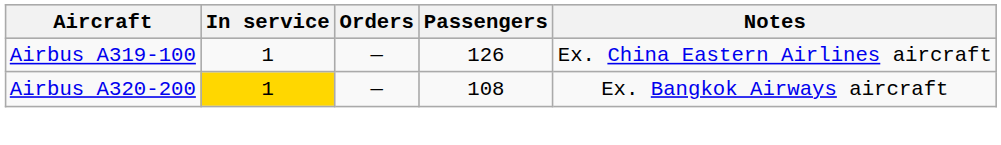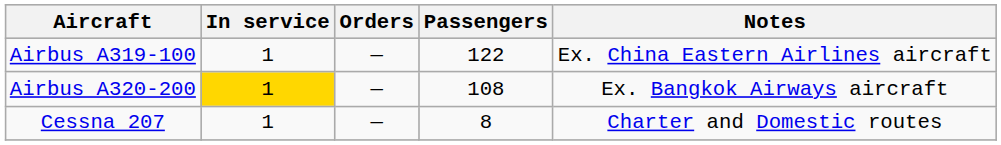(486, 55) 126 -> (486, 55) 122
+ row: (103, 123)
